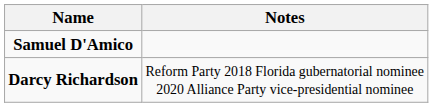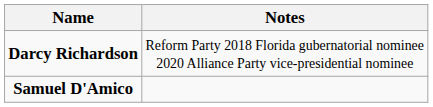rows swapped: (73, 44) <-> (73, 79)
